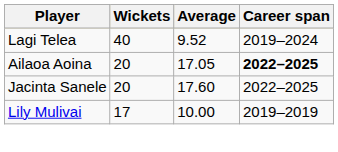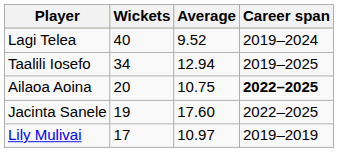+ row: (49, 64)
(196, 64) 17.05 -> (196, 87) 10.75
(122, 87) 20 -> (122, 111) 19
(196, 111) 10.00 -> (196, 135) 10.97
